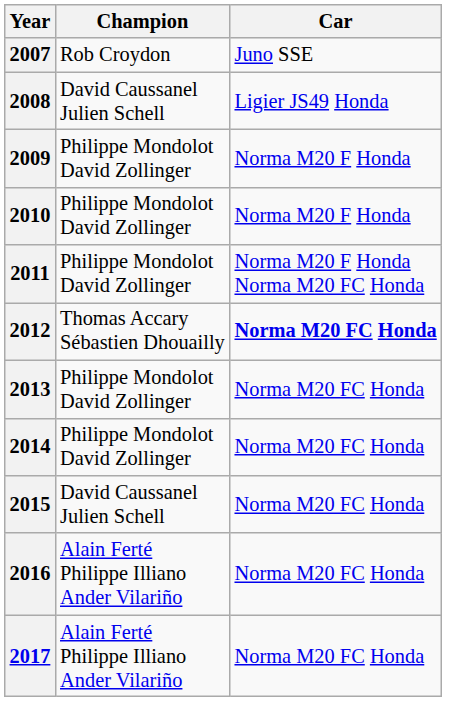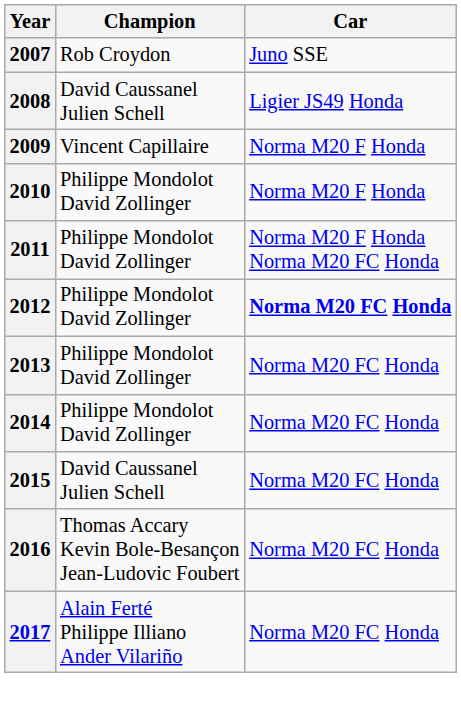(137, 157) Philippe Mondolot David Zollinger -> (134, 145) Vincent Capillaire
(142, 330) Thomas Accary Sébastien Dhouailly -> (137, 306) Philippe Mondolot David Zollinger
(123, 573) Alain Ferté Philippe Illiano Ander Vilariño -> (150, 549) Thomas Accary Kevin Bole-Besançon Jean-Ludovic Foubert
